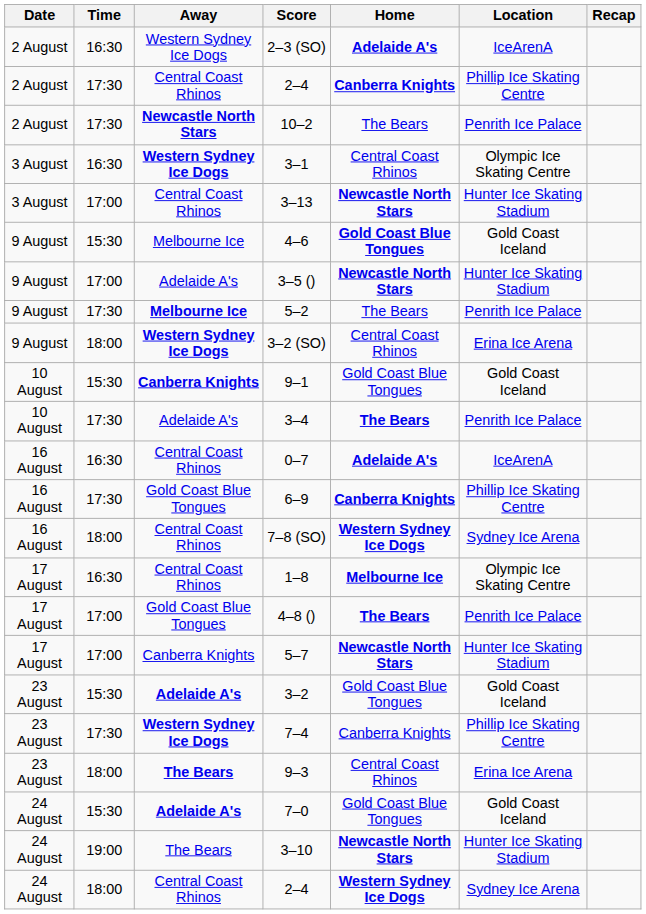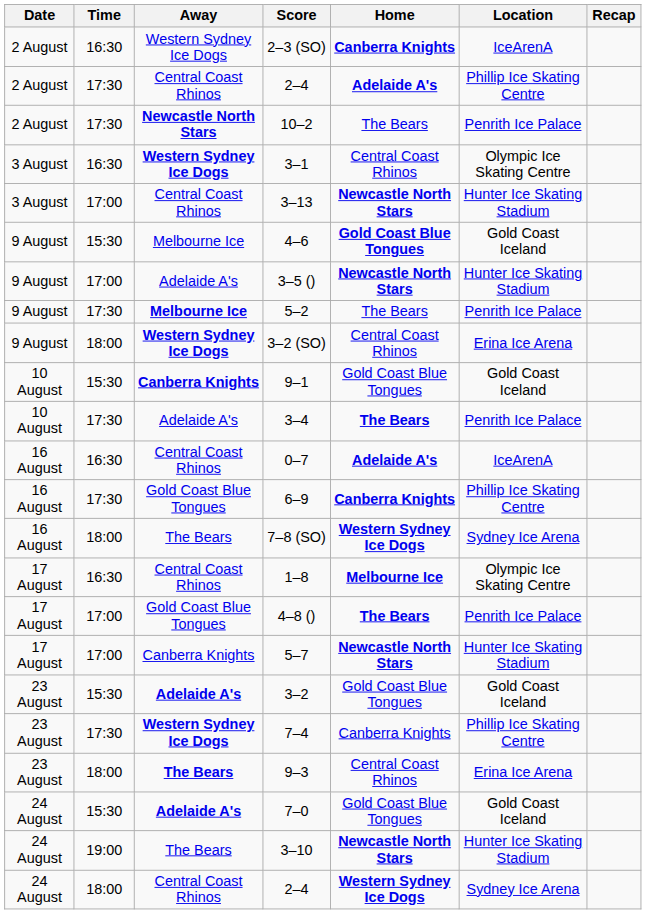(395, 46) Adelaide A's -> (395, 46) Canberra Knights
(395, 85) Canberra Knights -> (395, 85) Adelaide A's
(199, 538) Central Coast Rhinos -> (199, 538) The Bears
